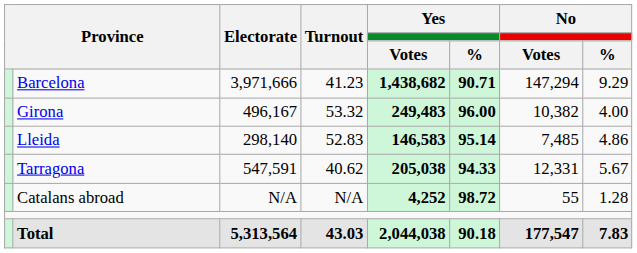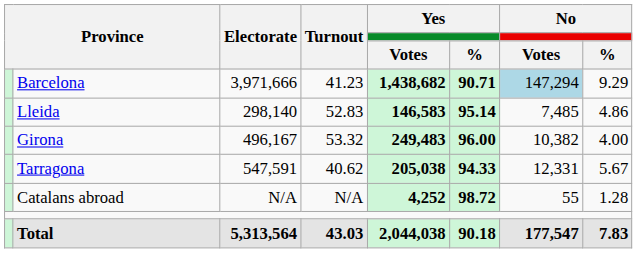(552, 83) no background -> (552, 83) lightblue background
rows swapped: (40, 111) <-> (38, 140)
